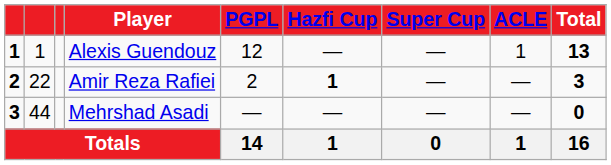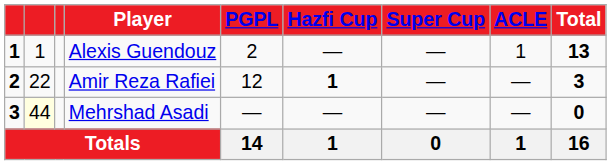(252, 50) 12 -> (252, 50) 2
(252, 81) 2 -> (252, 81) 12
(40, 112) no background -> (40, 112) lightyellow background
